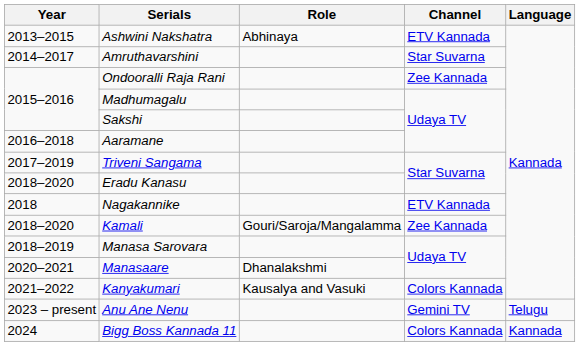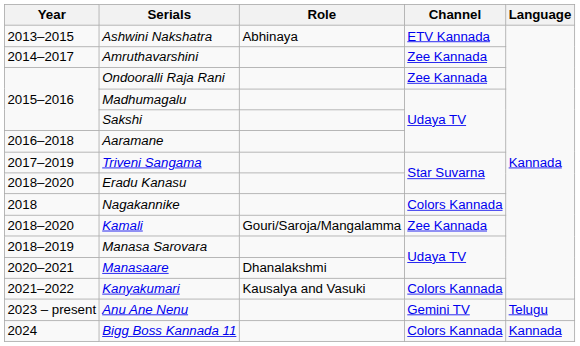(446, 57) Star Suvarna -> (447, 57) Zee Kannada
(449, 204) ETV Kannada -> (455, 204) Colors Kannada
